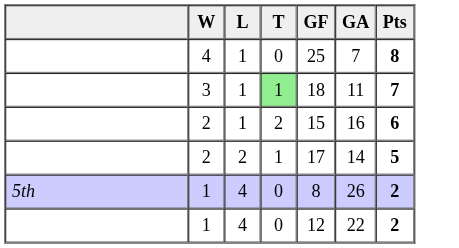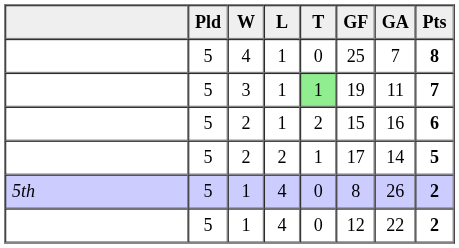+ column: (208, 22)
(316, 89) 18 -> (356, 89) 19
